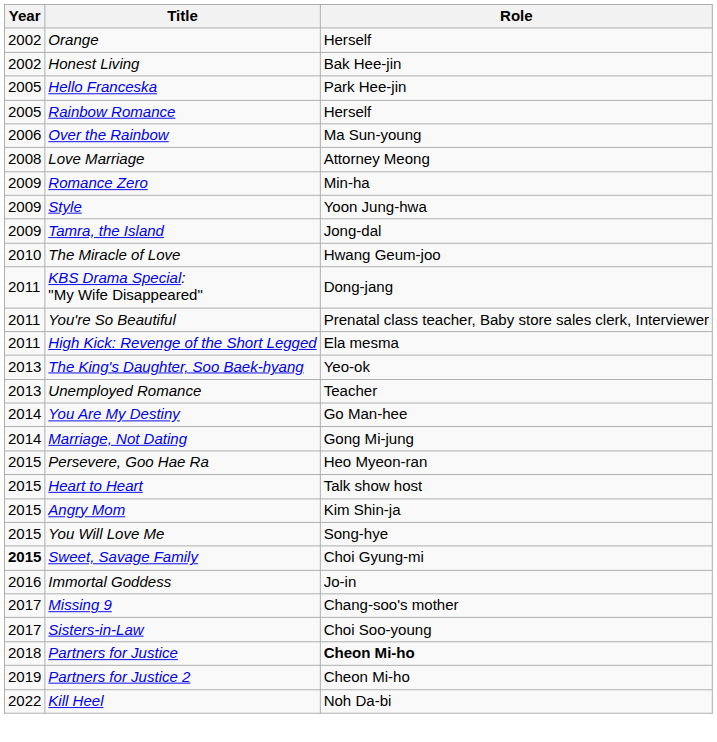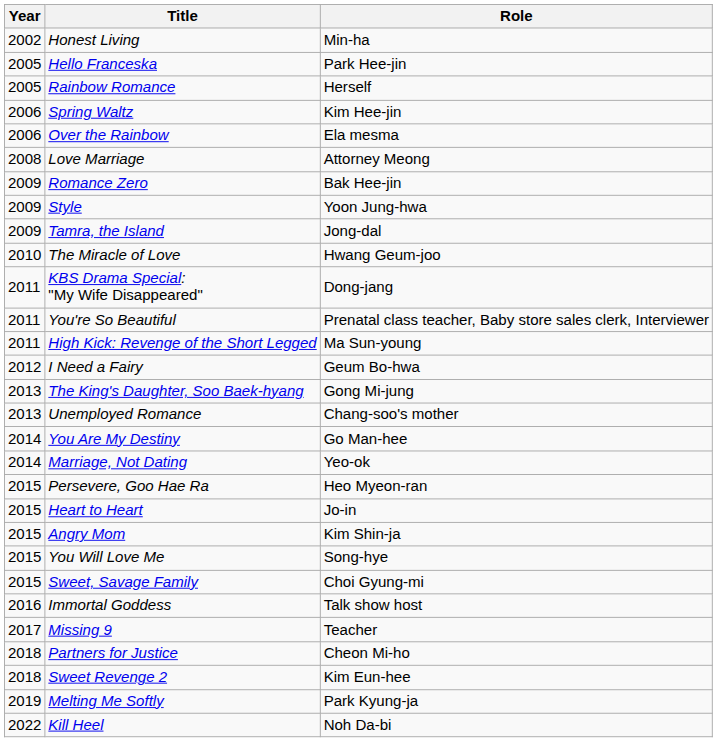- row: (73, 40)
(363, 64) Bak Hee-jin -> (347, 40) Min-ha
+ row: (91, 111)
(373, 135) Ma Sun-young -> (361, 135) Ela mesma
(347, 183) Min-ha -> (363, 183) Bak Hee-jin
(361, 343) Ela mesma -> (373, 343) Ma Sun-young
+ row: (96, 367)
(347, 367) Yeo-ok -> (369, 391) Gong Mi-jung
(350, 391) Teacher -> (391, 414) Chang-soo's mother
(369, 438) Gong Mi-jung -> (347, 462) Yeo-ok
(373, 486) Talk show host -> (340, 510) Jo-in
(25, 558) bold -> (25, 581) normal
(340, 581) Jo-in -> (373, 605) Talk show host
(391, 605) Chang-soo's mother -> (350, 629) Teacher
- row: (96, 629)
(369, 653) bold -> (367, 653) normal
+ row: (108, 677)
- row: (119, 677)
+ row: (106, 701)
